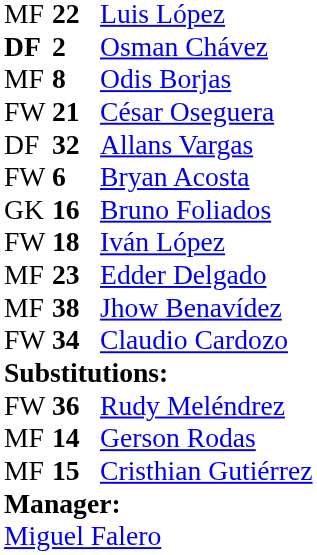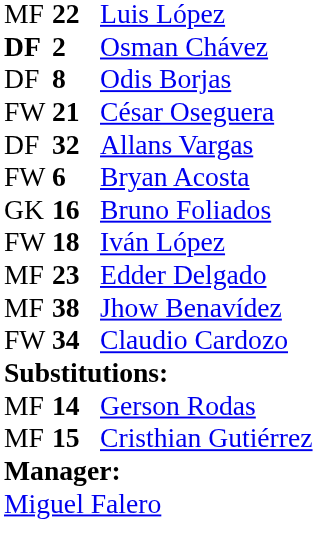(24, 79) MF -> (22, 79) DF
- row: (192, 405)
